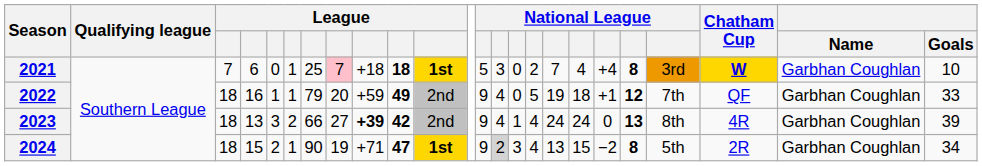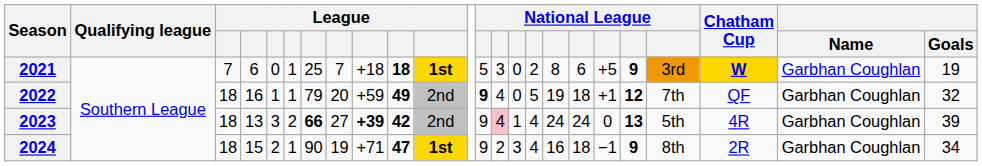(340, 70) pink background -> (340, 70) no background
(555, 70) 7 -> (555, 70) 8
(581, 70) 4 -> (581, 70) 6
(607, 70) +4 -> (607, 70) +5
(634, 70) 8 -> (634, 70) 9
(951, 70) 10 -> (951, 70) 19
(483, 96) normal -> (483, 96) bold
(951, 96) 33 -> (951, 96) 32
(314, 122) normal -> (314, 122) bold
(500, 122) no background -> (500, 122) pink background
(673, 122) 8th -> (673, 122) 5th
(500, 148) lightgrey background -> (500, 148) no background
(555, 148) 13 -> (555, 148) 16
(581, 148) 15 -> (581, 148) 18
(607, 148) −2 -> (607, 148) −1
(634, 148) 8 -> (634, 148) 9
(673, 148) 5th -> (673, 148) 8th
